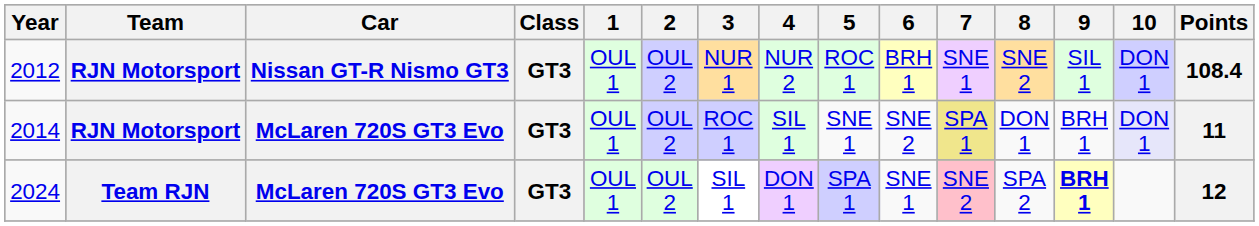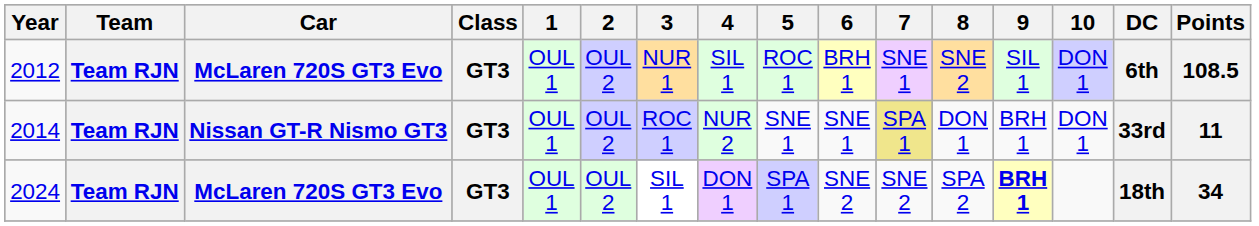+ column: (1142, 22)
(155, 70) RJN Motorsport -> (125, 70) Team RJN
(380, 70) Nissan GT-R Nismo GT3 -> (318, 70) McLaren 720S GT3 Evo
(789, 70) NUR 2 -> (727, 70) SIL 1
(1214, 70) 108.4 -> (1211, 70) 108.5
(155, 130) RJN Motorsport -> (125, 130) Team RJN
(380, 130) McLaren 720S GT3 Evo -> (318, 130) Nissan GT-R Nismo GT3
(789, 130) SIL 1 -> (727, 130) NUR 2
(909, 130) SNE 2 -> (847, 130) SNE 1
(1144, 130) lavender background -> (1083, 130) no background
(909, 190) SNE 1 -> (847, 190) SNE 2
(966, 190) pink background -> (904, 190) no background
(1214, 190) 12 -> (1211, 190) 34
